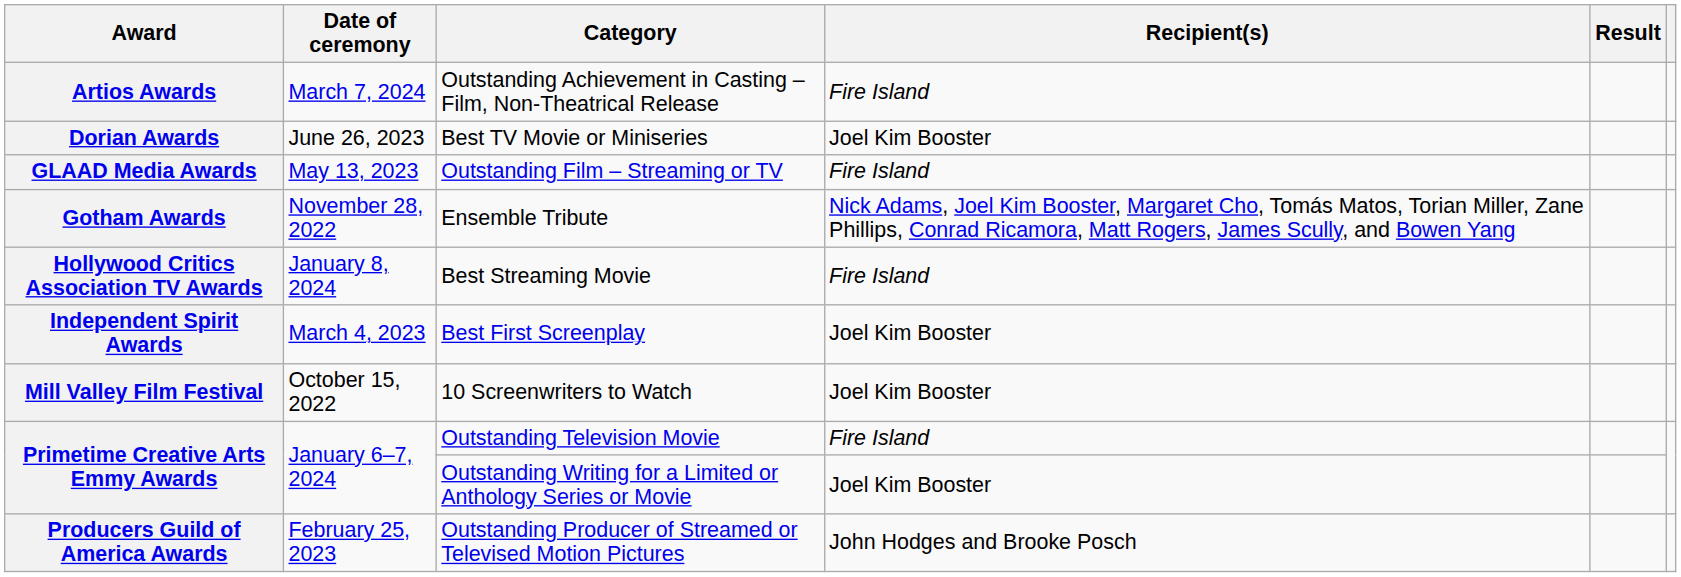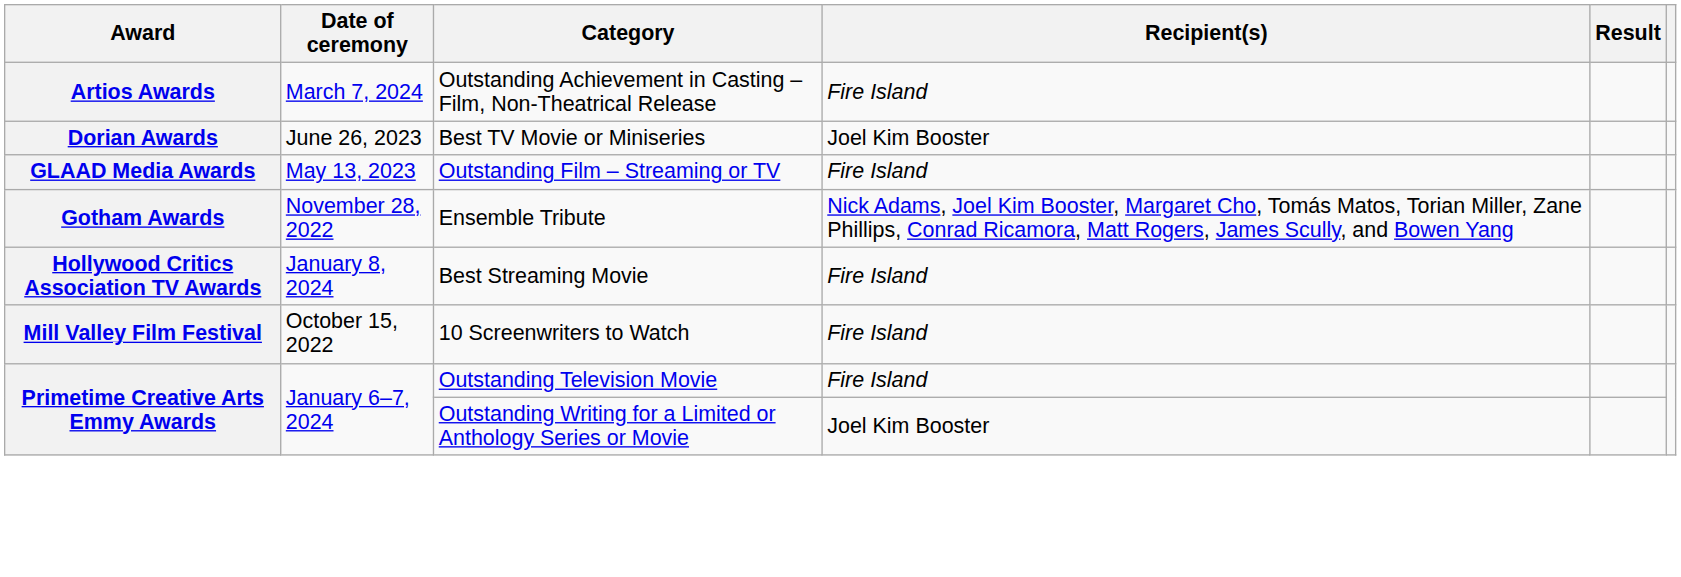- row: (144, 334)
(910, 392) Joel Kim Booster -> (877, 334) Fire Island
- row: (144, 542)
